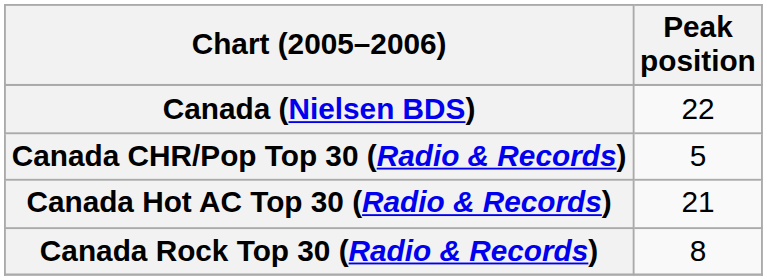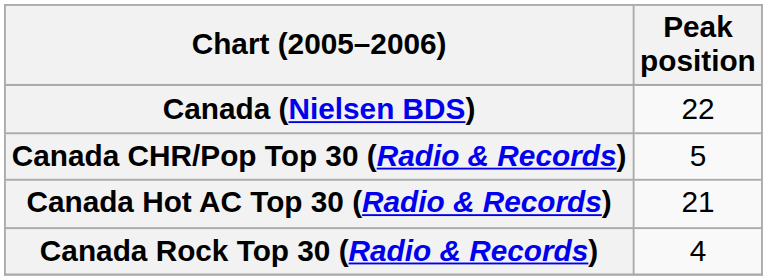(698, 250) 8 -> (698, 250) 4
